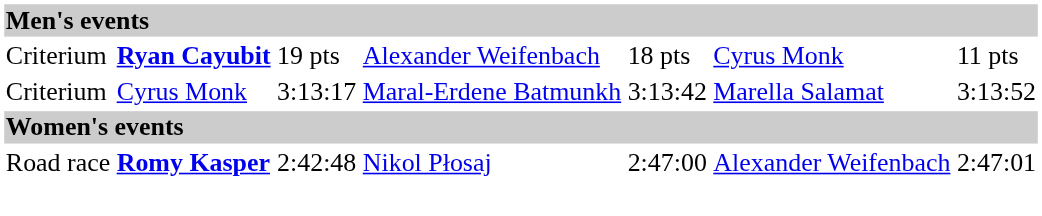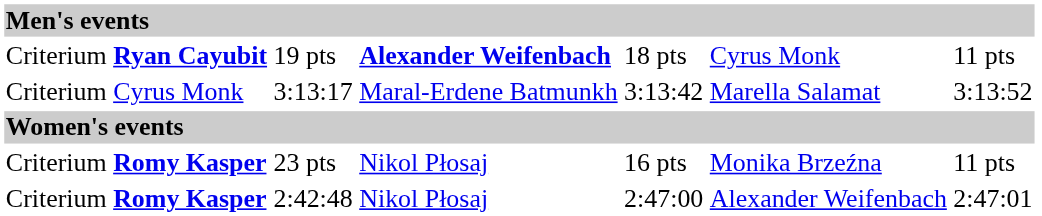(481, 55) normal -> (485, 55) bold
+ row: (305, 162)
(58, 162) Road race -> (56, 198) Criterium
